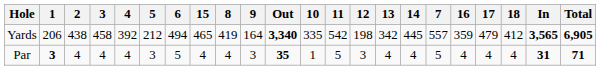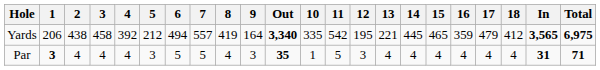columns swapped: (438, 14) <-> (203, 14)
(363, 34) 198 -> (363, 34) 195
(388, 34) 342 -> (388, 34) 221
(578, 34) 6,905 -> (578, 34) 6,975
